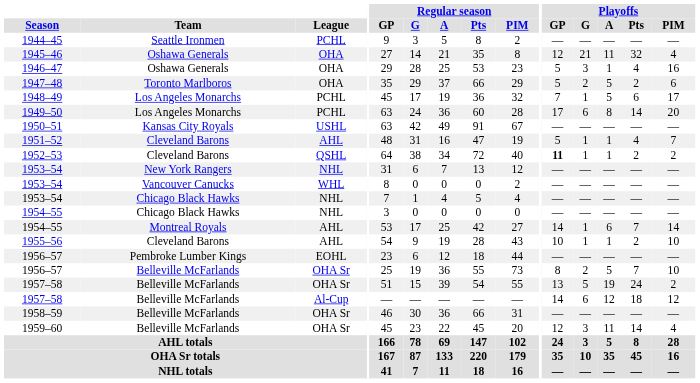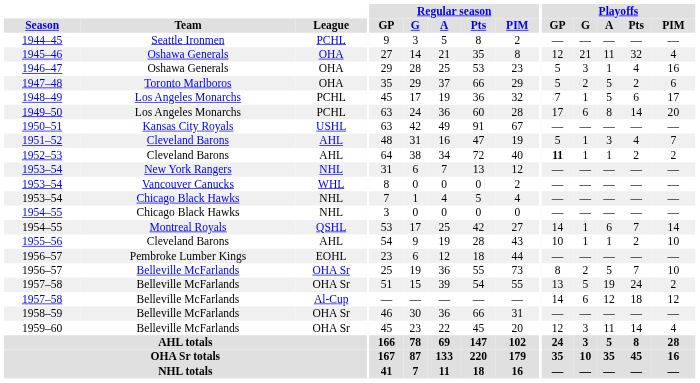(609, 140) 1 -> (609, 140) 3
(331, 155) QSHL -> (331, 155) AHL
(331, 227) AHL -> (331, 227) QSHL
